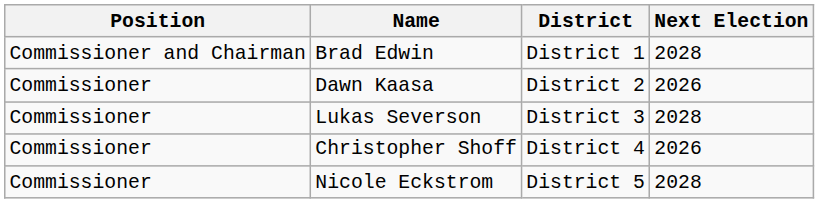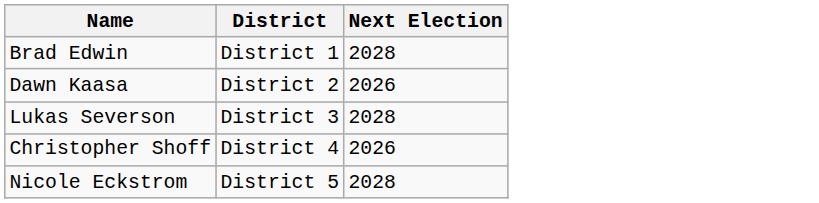- column: (158, 21)
